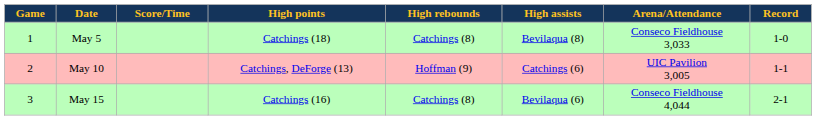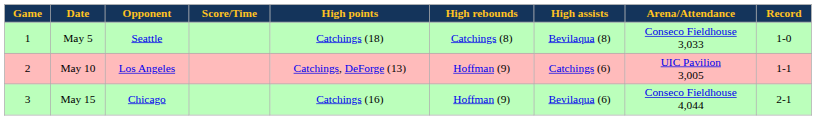+ column: (147, 13)
(444, 99) Catchings (8) -> (482, 99) Hoffman (9)
